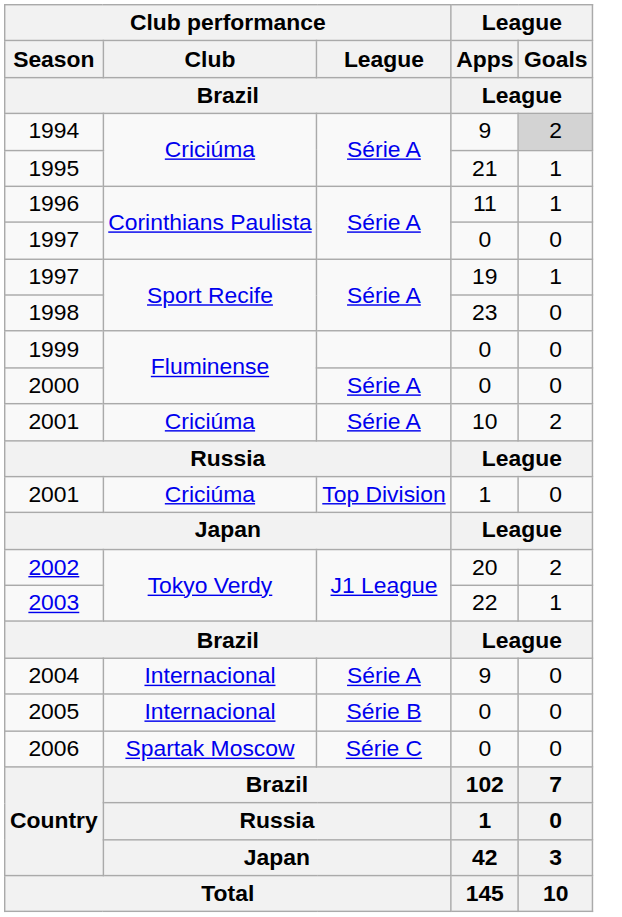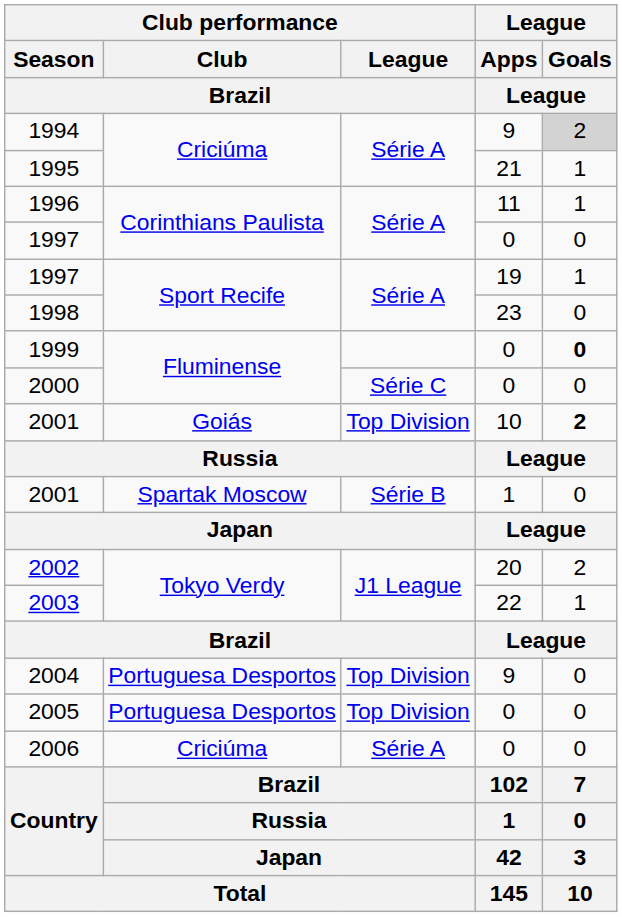(556, 349) normal -> (580, 349) bold
(384, 385) Série A -> (408, 385) Série C
(210, 421) Criciúma -> (222, 421) Goiás
(384, 421) Série A -> (408, 421) Top Division
(556, 421) normal -> (580, 421) bold
(210, 494) Criciúma -> (222, 494) Spartak Moscow
(384, 494) Top Division -> (408, 494) Série B
(210, 675) Internacional -> (222, 675) Portuguesa Desportos
(384, 675) Série A -> (408, 675) Top Division
(210, 712) Internacional -> (222, 712) Portuguesa Desportos
(384, 712) Série B -> (408, 712) Top Division
(210, 748) Spartak Moscow -> (222, 748) Criciúma
(384, 748) Série C -> (408, 748) Série A
